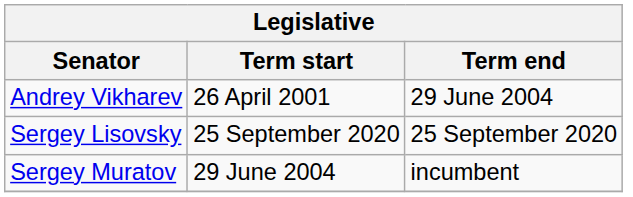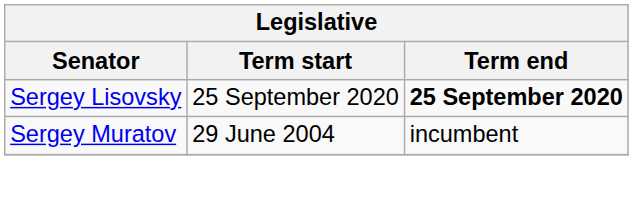- row: (96, 97)
(514, 135) normal -> (516, 97) bold
